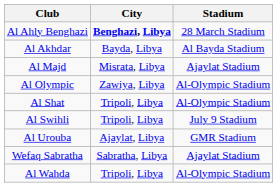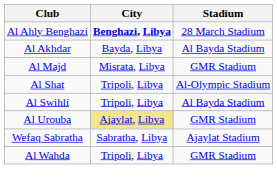(223, 66) Ajaylat Stadium -> (223, 66) GMR Stadium
- row: (47, 84)
(223, 119) July 9 Stadium -> (223, 102) Al Bayda Stadium
(132, 137) no background -> (132, 119) khaki background
(223, 173) Al-Olympic Stadium -> (223, 155) GMR Stadium
